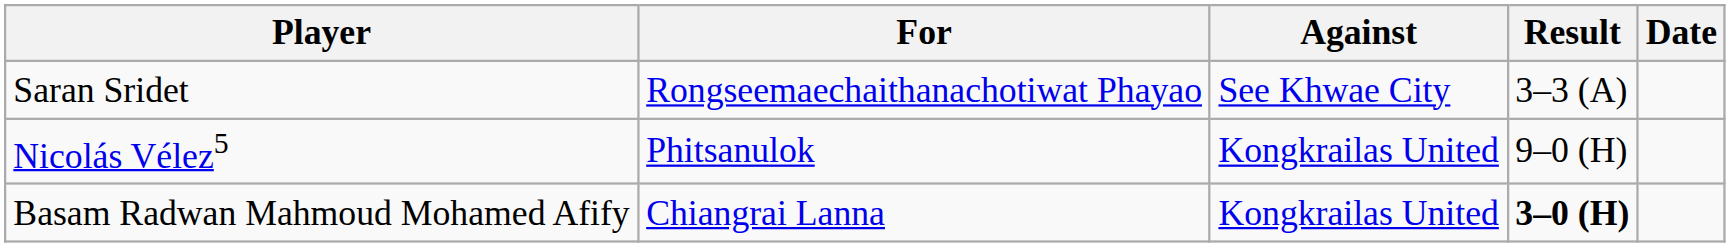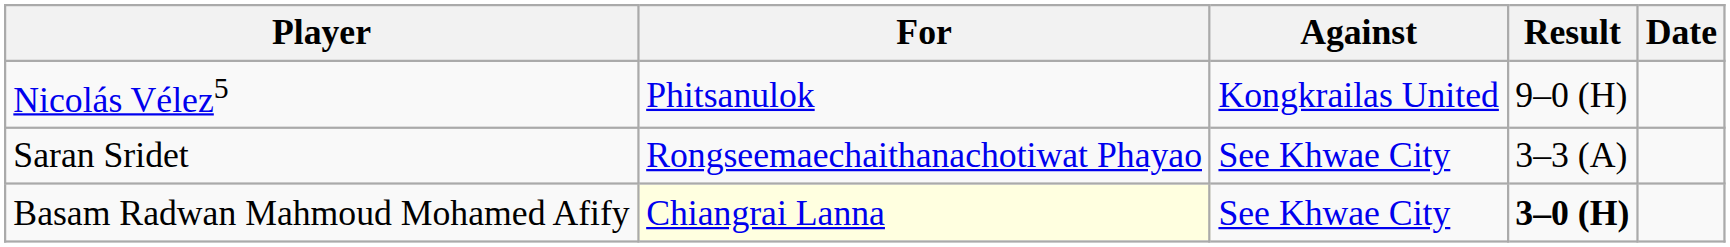rows swapped: (101, 89) <-> (121, 150)
(766, 212) no background -> (766, 212) lightyellow background
(1359, 212) Kongkrailas United -> (1334, 212) See Khwae City
